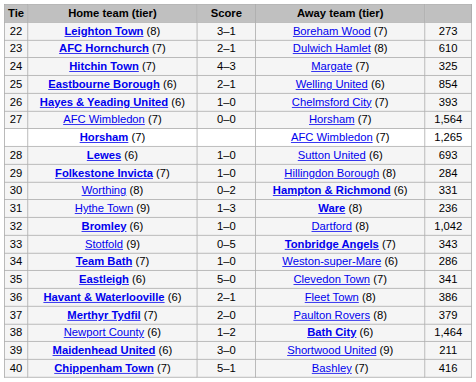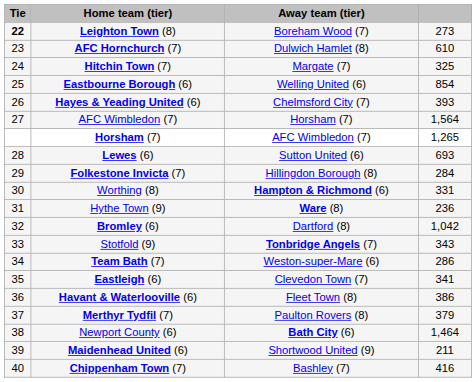- column: (226, 14)
(16, 31) normal -> (18, 31) bold
